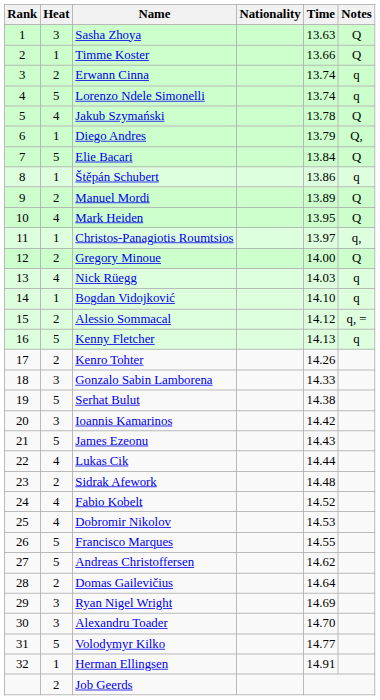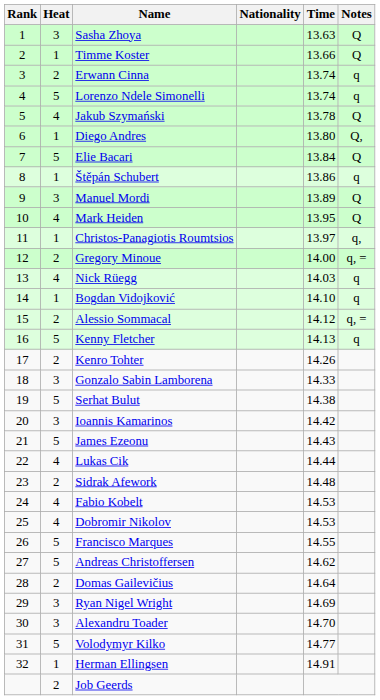(321, 136) 13.79 -> (321, 136) 13.80
(56, 197) 2 -> (56, 197) 3
(357, 258) Q -> (357, 258) q, =
(321, 501) 14.52 -> (321, 501) 14.53
